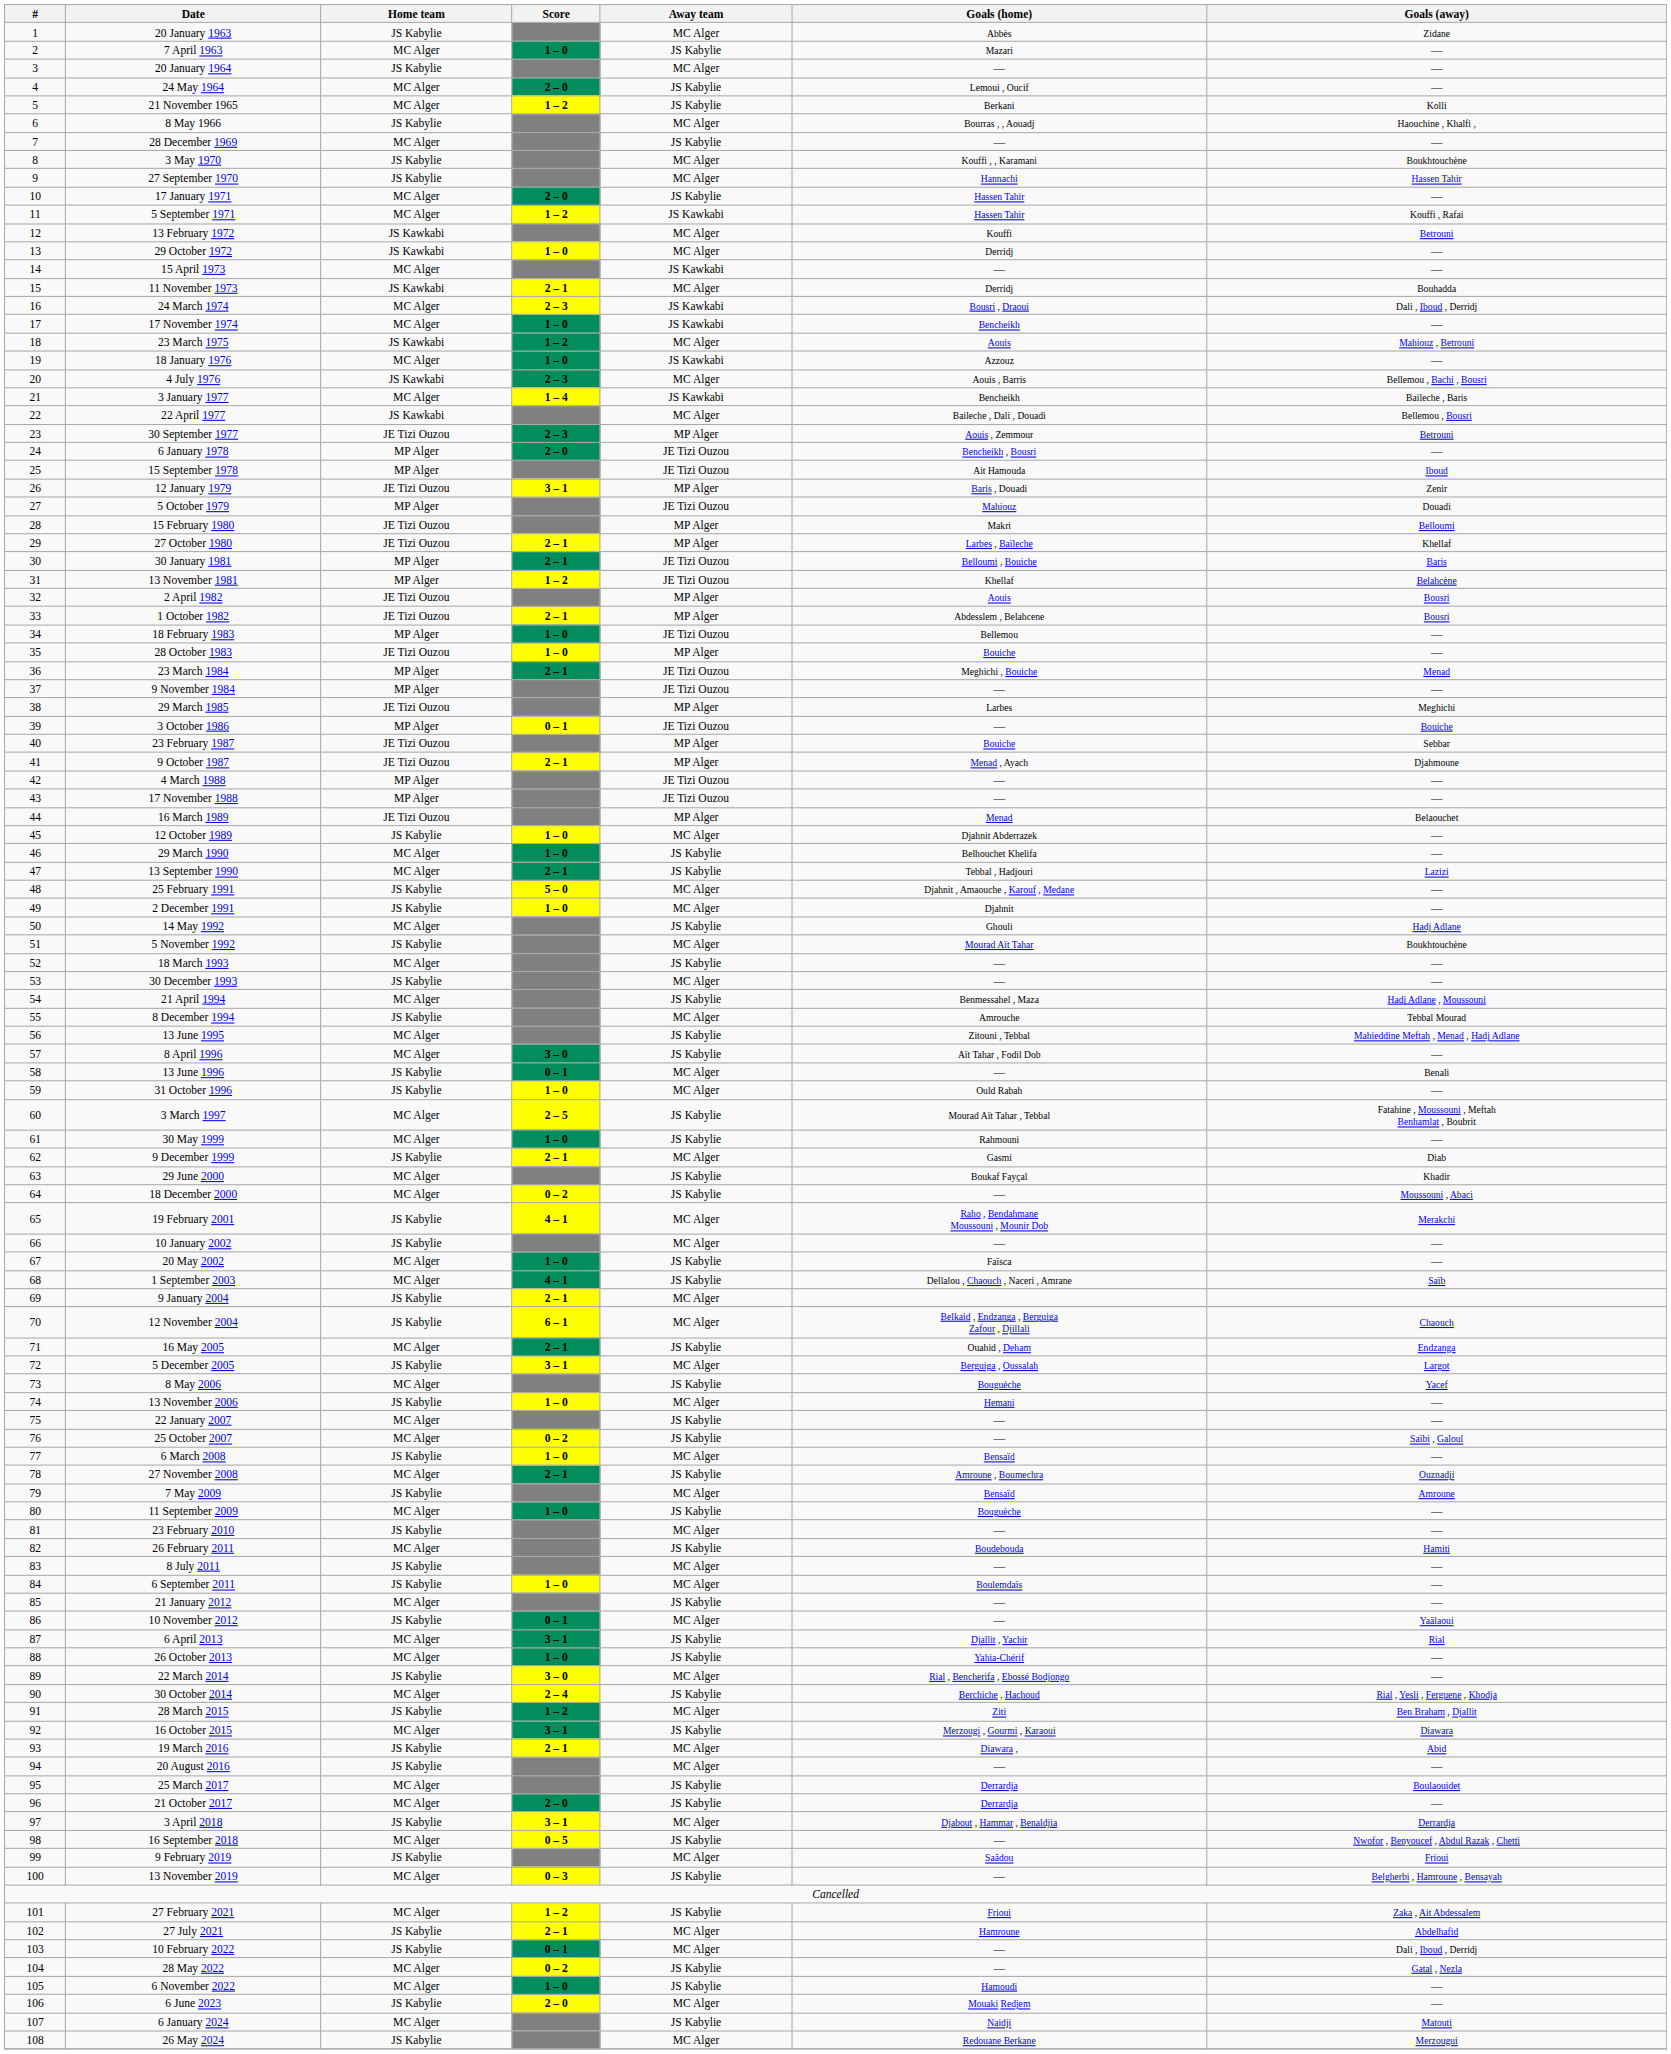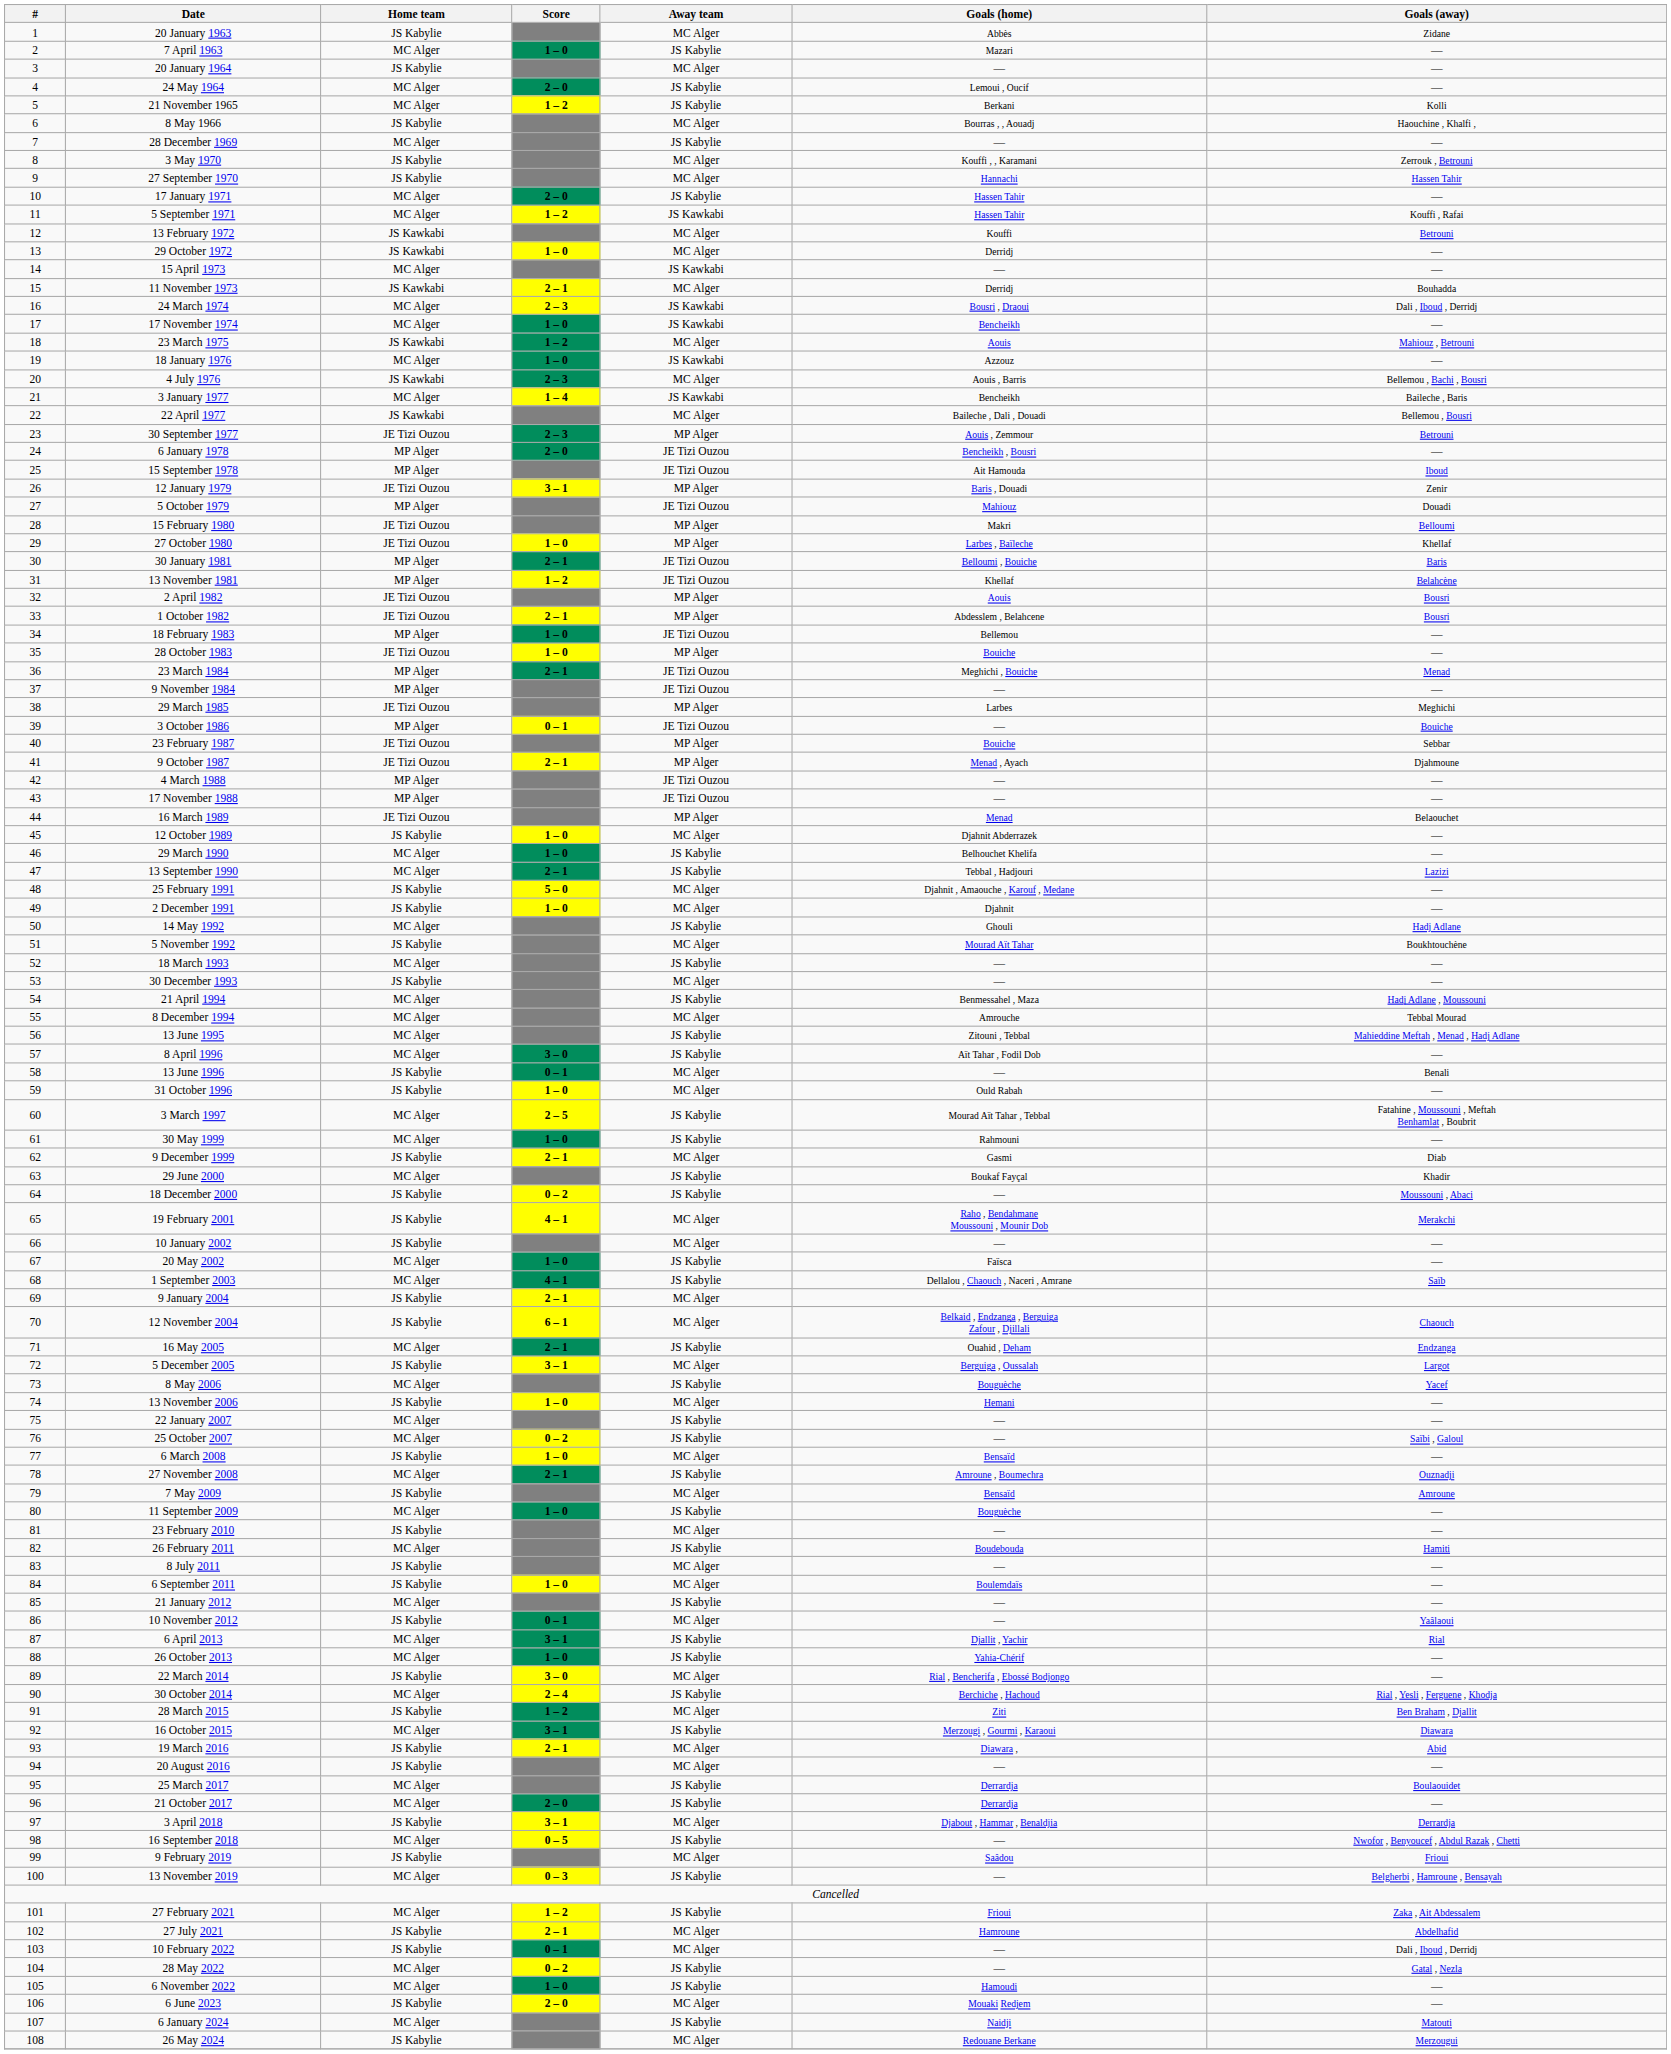(1437, 161) Boukhtouchène -> (1437, 161) Zerrouk , Betrouni
(556, 543) 2 – 1 -> (556, 543) 1 – 0
(416, 1017) JS Kabylie -> (416, 1017) MC Alger
(416, 1194) MC Alger -> (416, 1194) JS Kabylie
